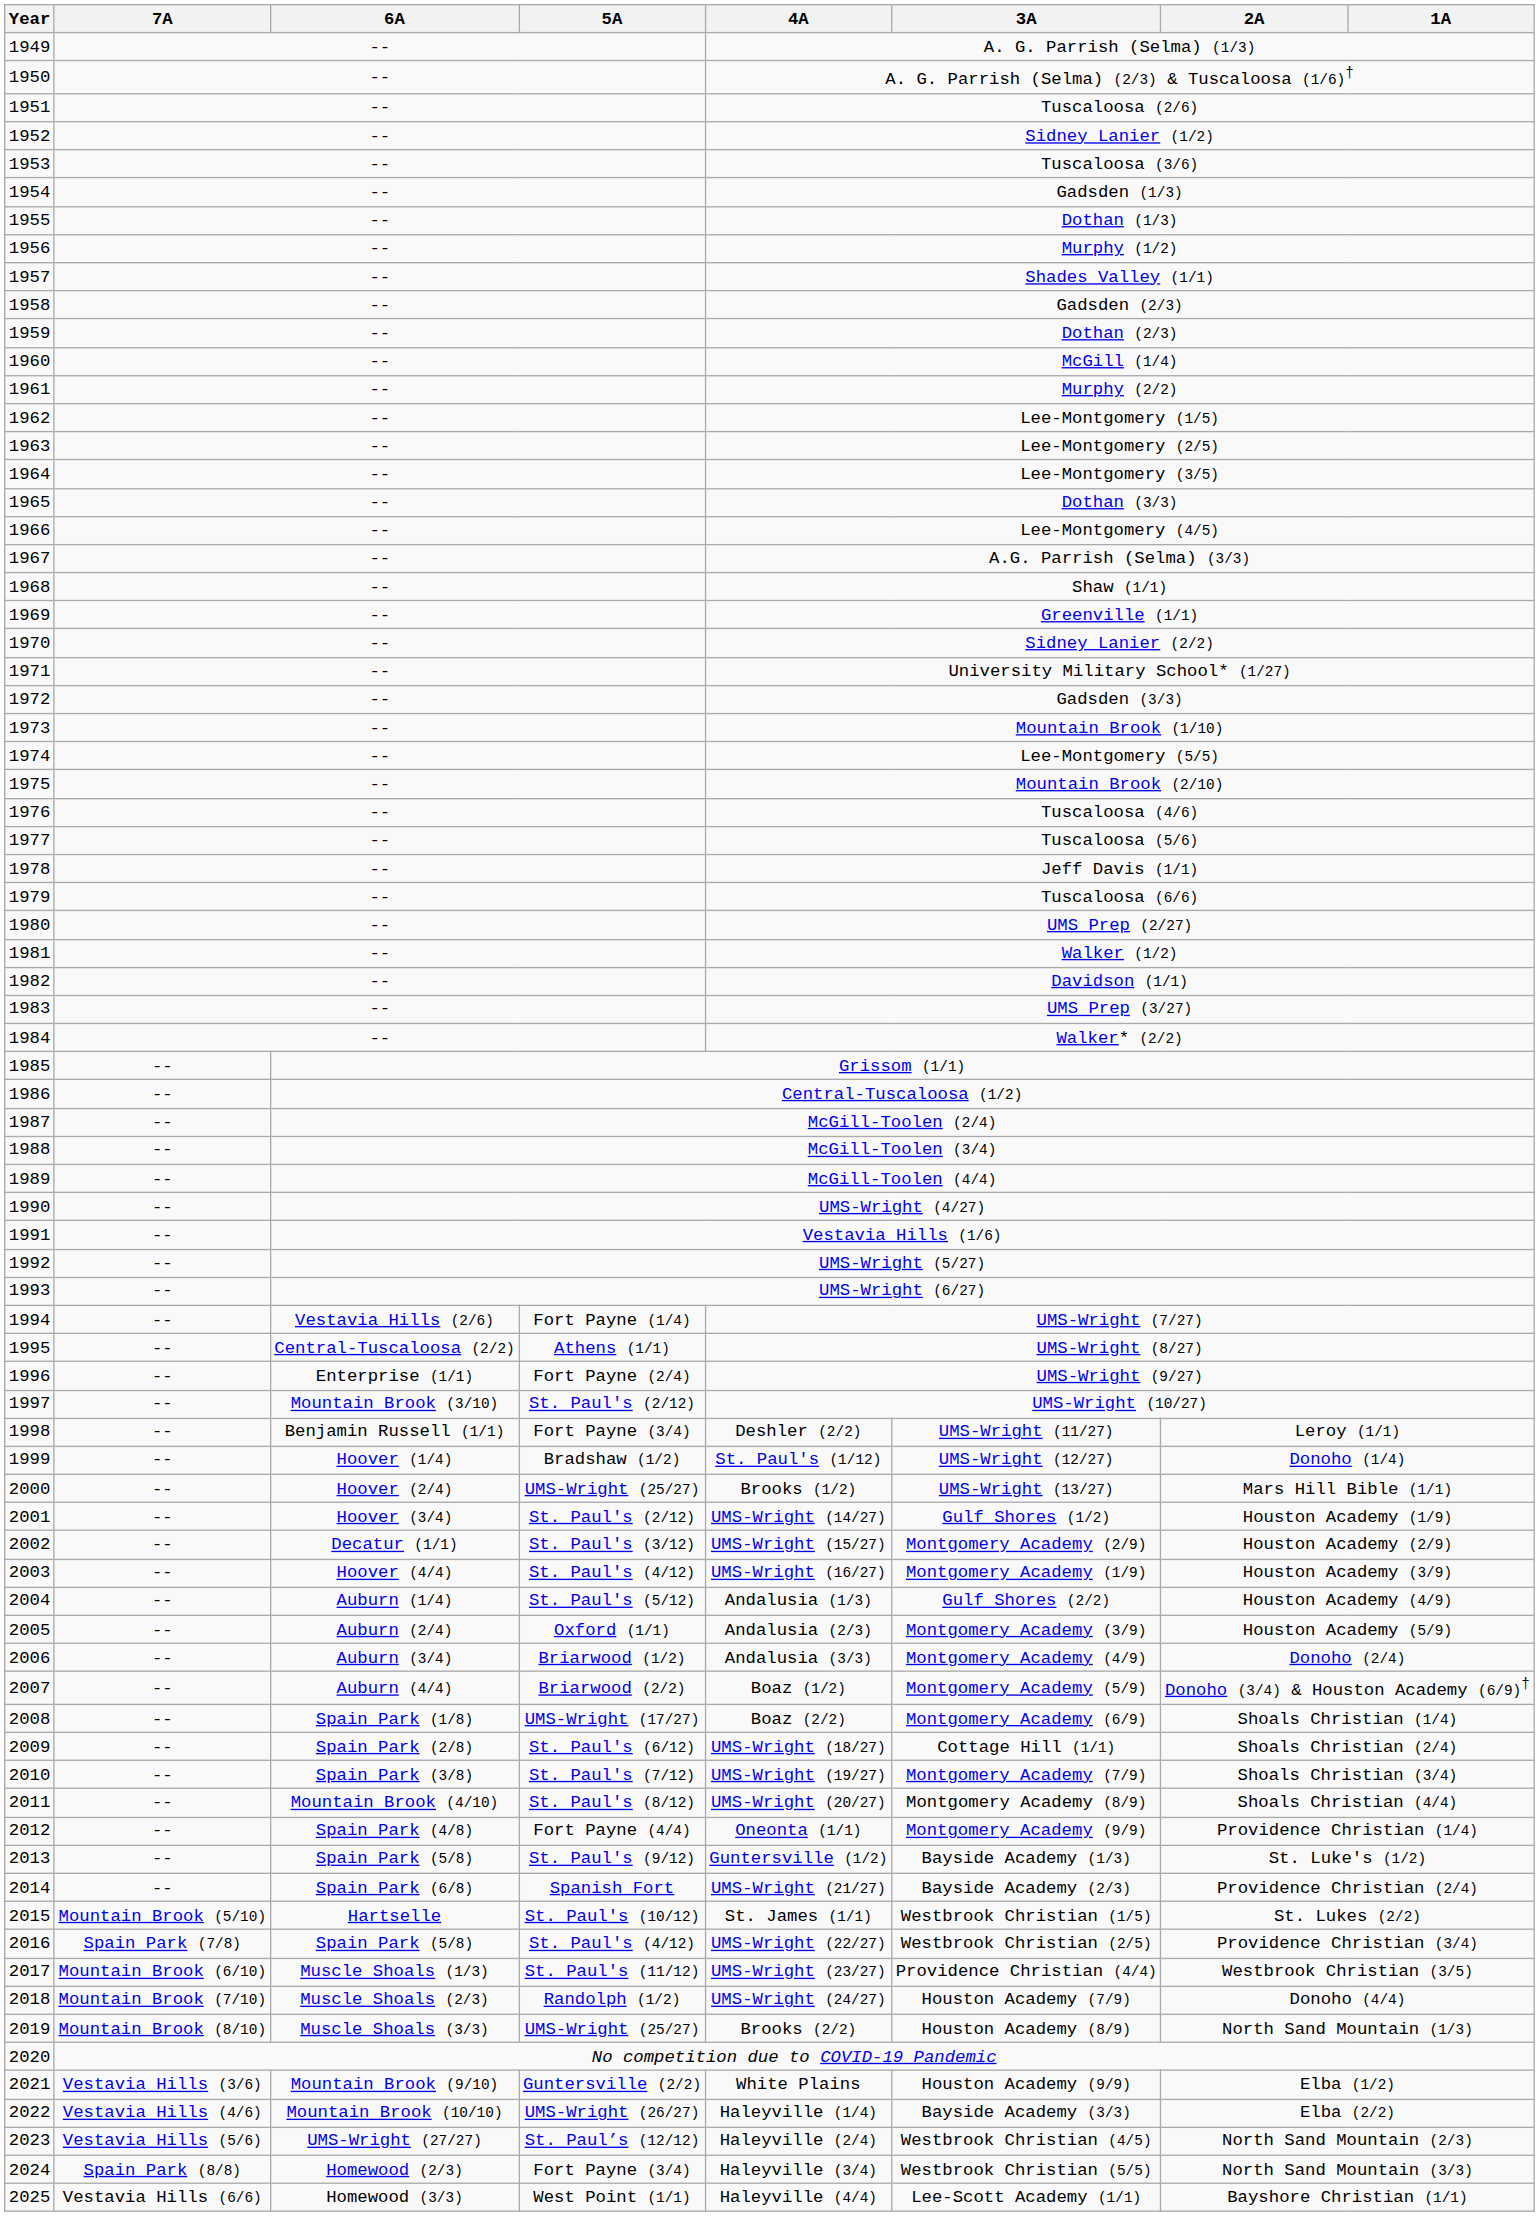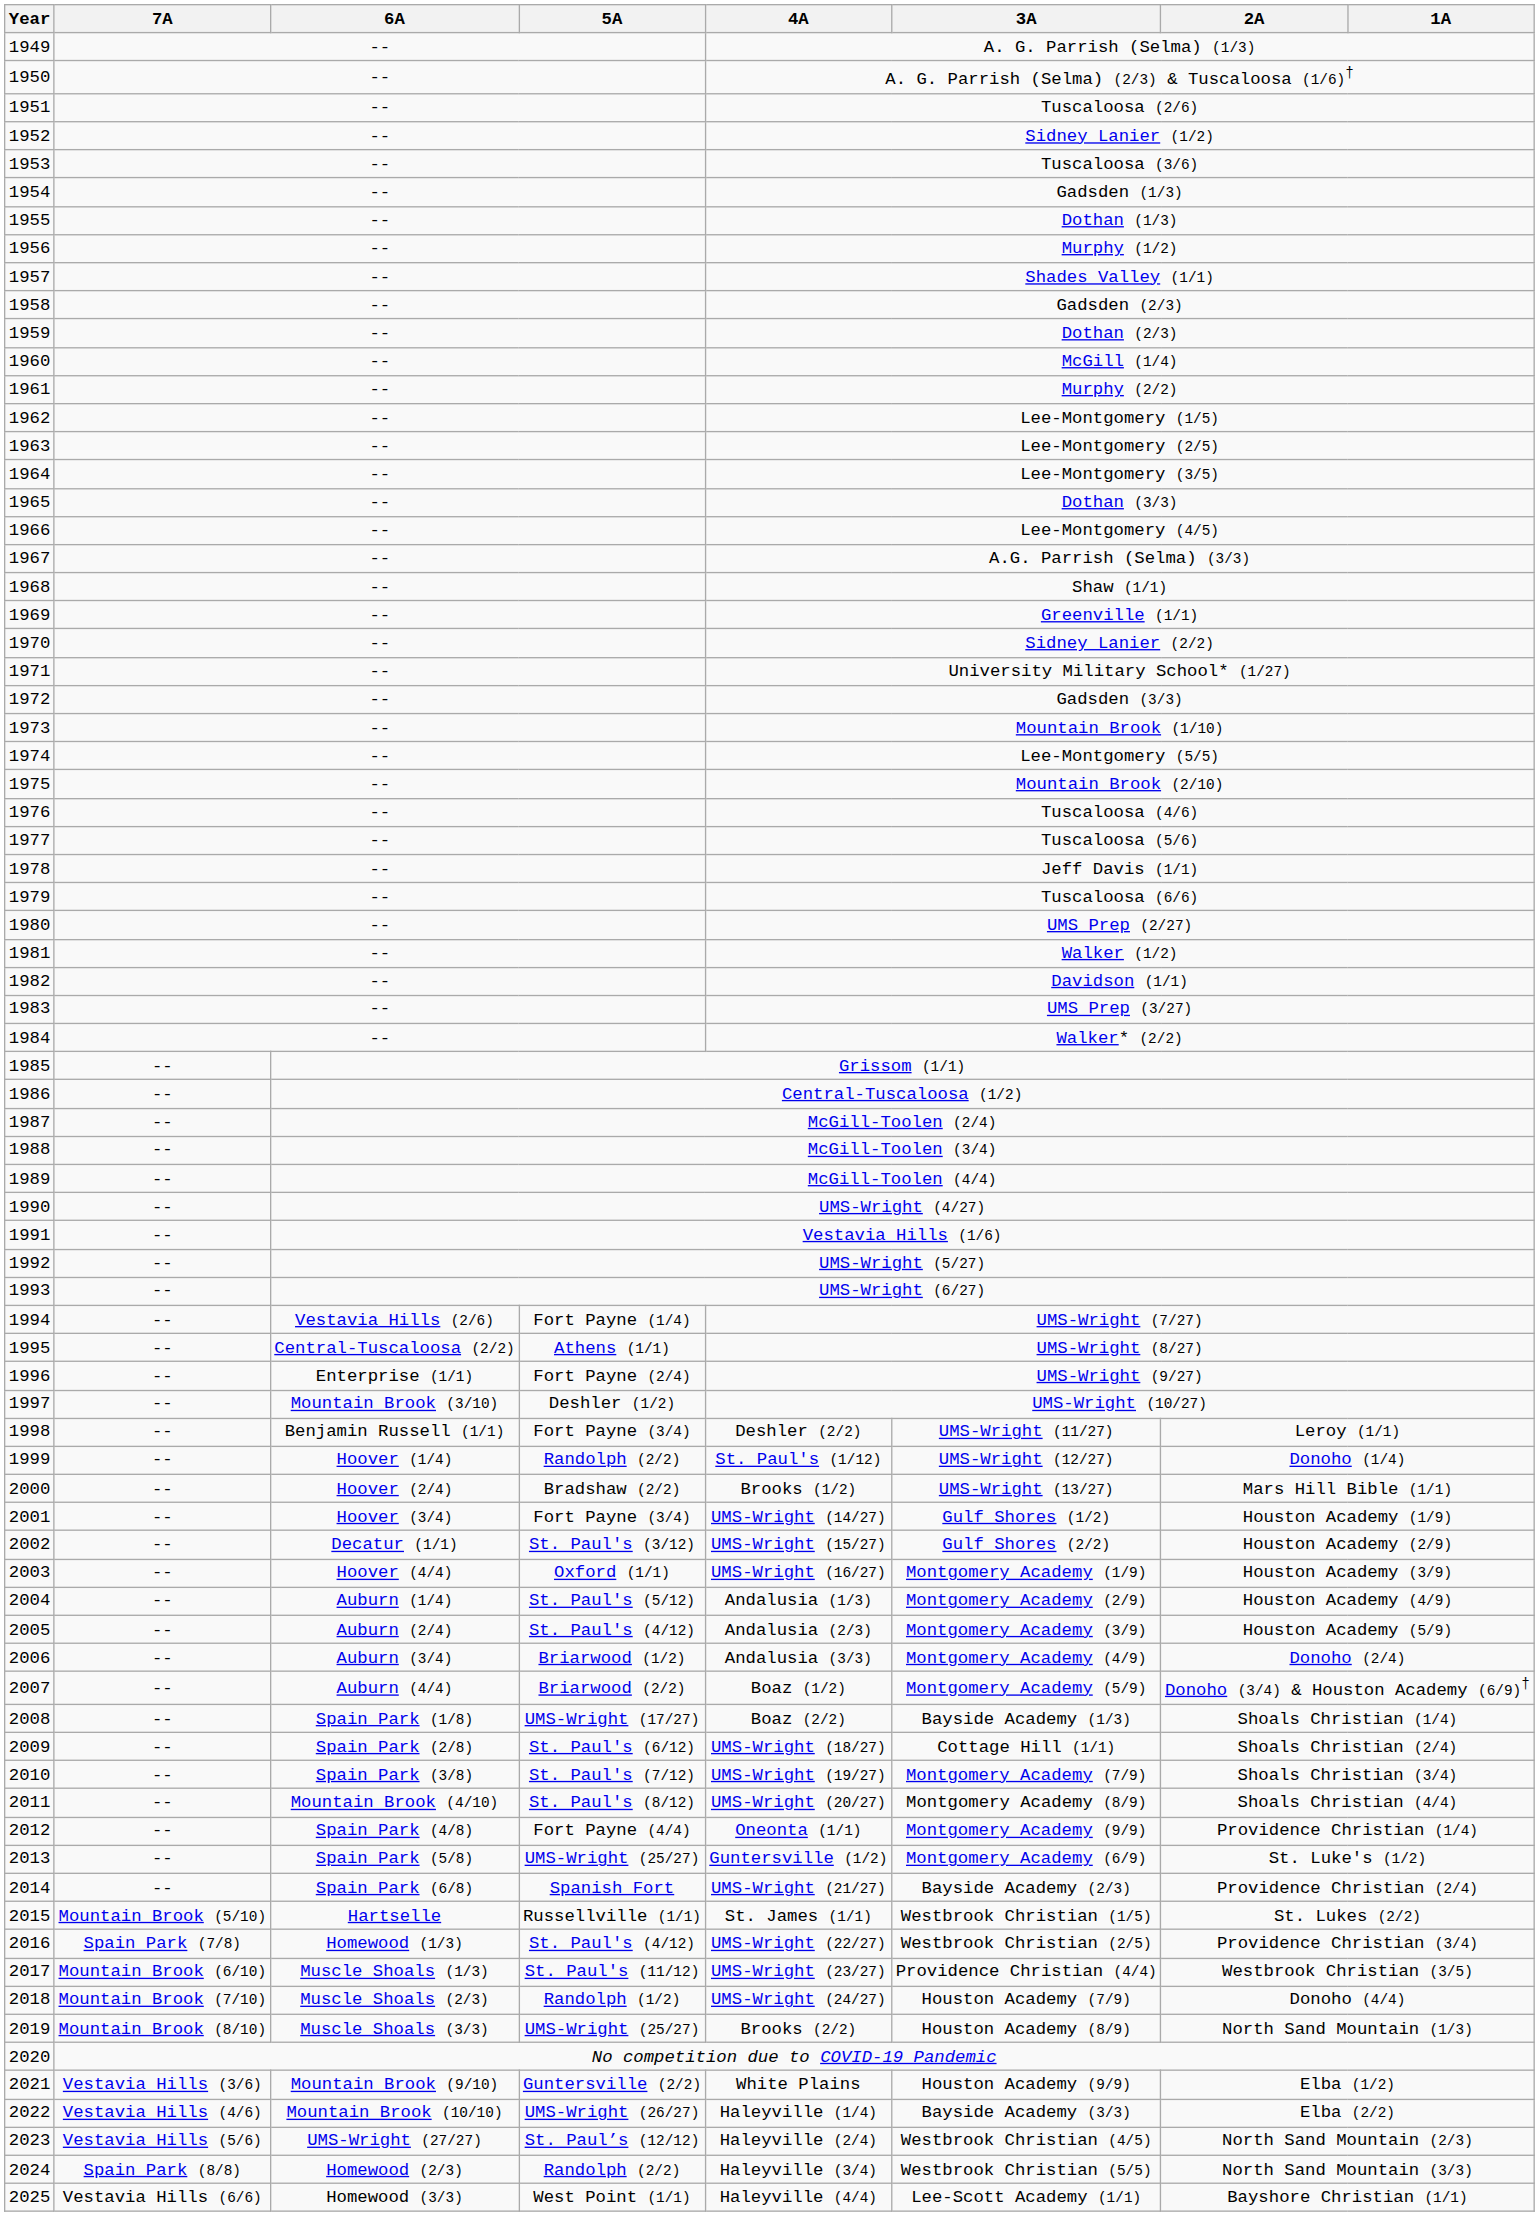(612, 1404) St. Paul's (2/12) -> (612, 1404) Deshler (1/2)
(612, 1460) Bradshaw (1/2) -> (612, 1460) Randolph (2/2)
(612, 1489) UMS-Wright (25/27) -> (612, 1489) Bradshaw (2/2)
(612, 1517) St. Paul's (2/12) -> (612, 1517) Fort Payne (3/4)
(1026, 1545) Montgomery Academy (2/9) -> (1026, 1545) Gulf Shores (2/2)
(612, 1573) St. Paul's (4/12) -> (612, 1573) Oxford (1/1)
(1026, 1601) Gulf Shores (2/2) -> (1026, 1601) Montgomery Academy (2/9)
(612, 1629) Oxford (1/1) -> (612, 1629) St. Paul's (4/12)
(1026, 1718) Montgomery Academy (6/9) -> (1026, 1718) Bayside Academy (1/3)
(612, 1859) St. Paul's (9/12) -> (612, 1859) UMS-Wright (25/27)
(1026, 1859) Bayside Academy (1/3) -> (1026, 1859) Montgomery Academy (6/9)
(612, 1916) St. Paul's (10/12) -> (612, 1916) Russellville (1/1)
(394, 1944) Spain Park (5/8) -> (394, 1944) Homewood (1/3)
(612, 2169) Fort Payne (3/4) -> (612, 2169) Randolph (2/2)
